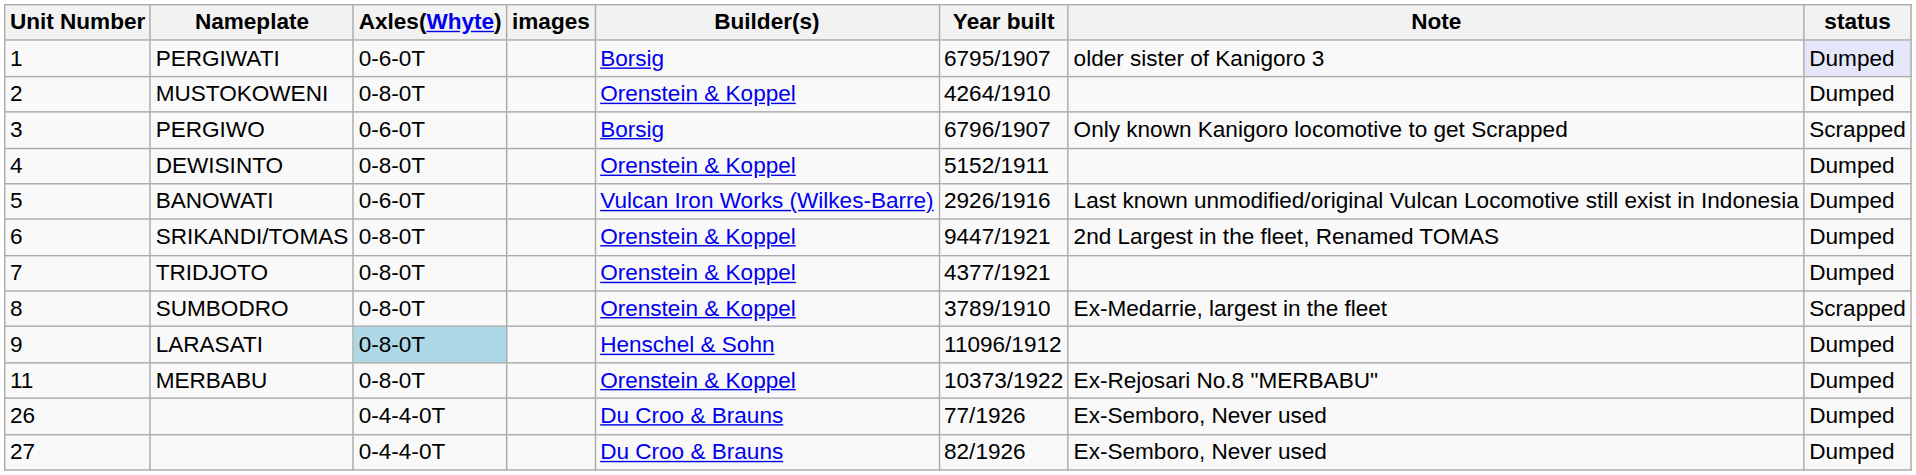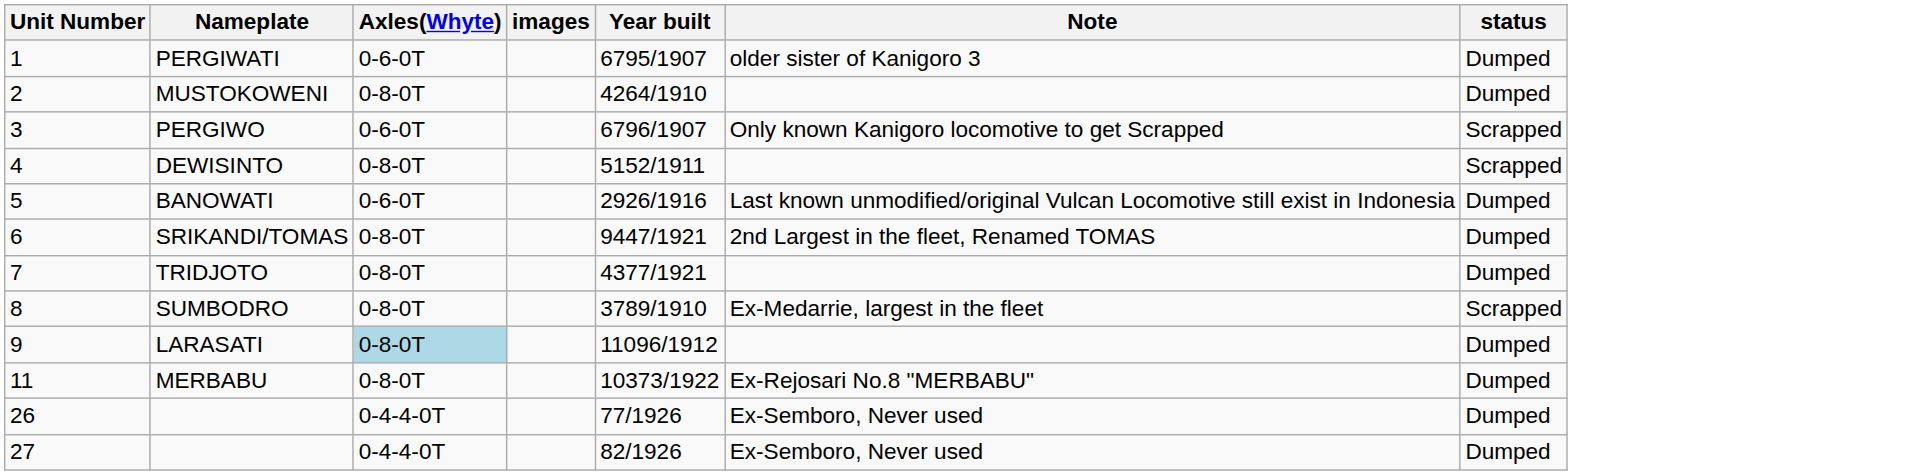- column: (767, 22)
(1852, 58) lavender background -> (1508, 58) no background
(1852, 165) Dumped -> (1514, 165) Scrapped
